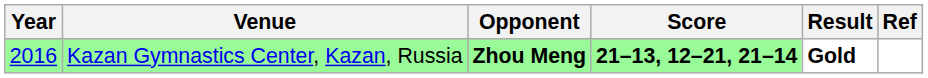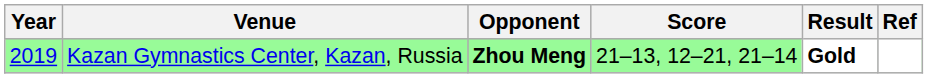(33, 56) 2016 -> (33, 56) 2019
(697, 56) bold -> (697, 56) normal
